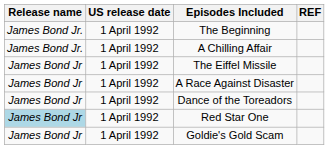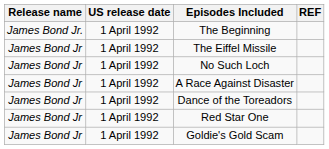- row: (235, 48)
+ row: (235, 65)
(45, 118) lightblue background -> (45, 118) no background
